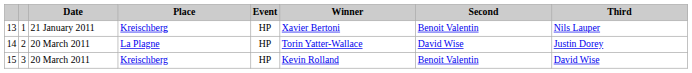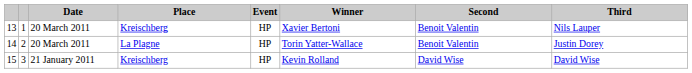(63, 28) 21 January 2011 -> (60, 28) 20 March 2011
(441, 44) David Wise -> (448, 44) Benoit Valentin
(60, 60) 20 March 2011 -> (63, 60) 21 January 2011
(448, 60) Benoit Valentin -> (441, 60) David Wise
